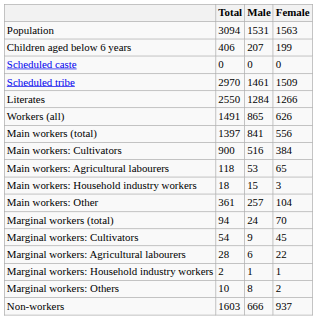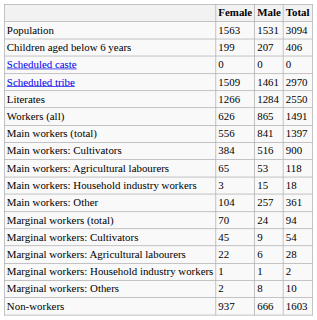columns swapped: (230, 13) <-> (293, 13)
